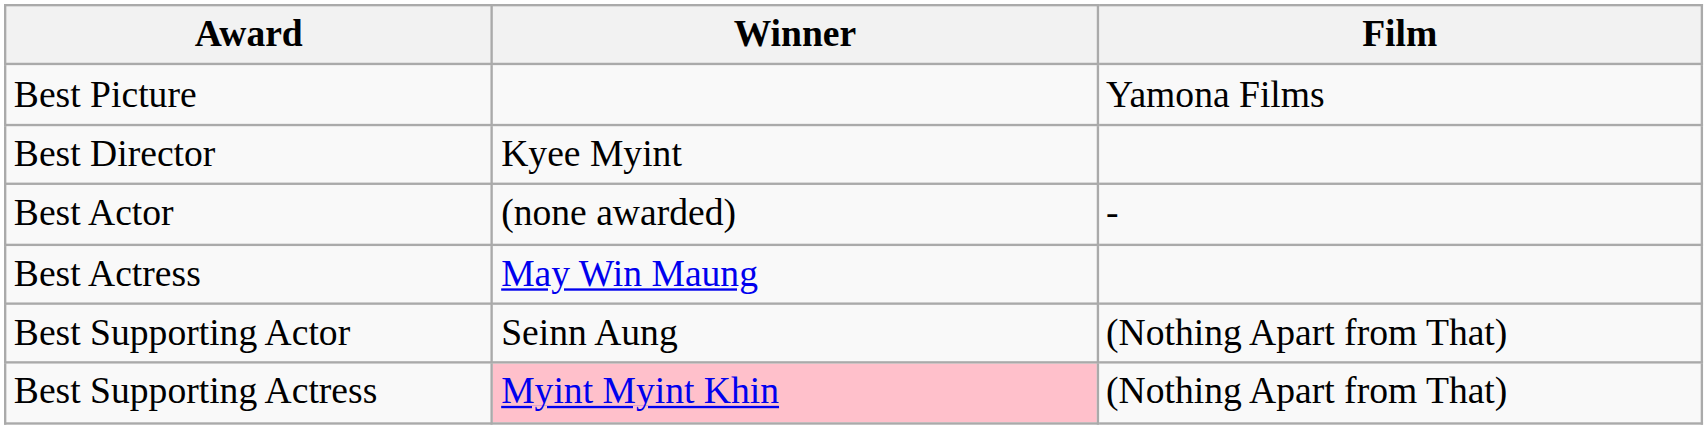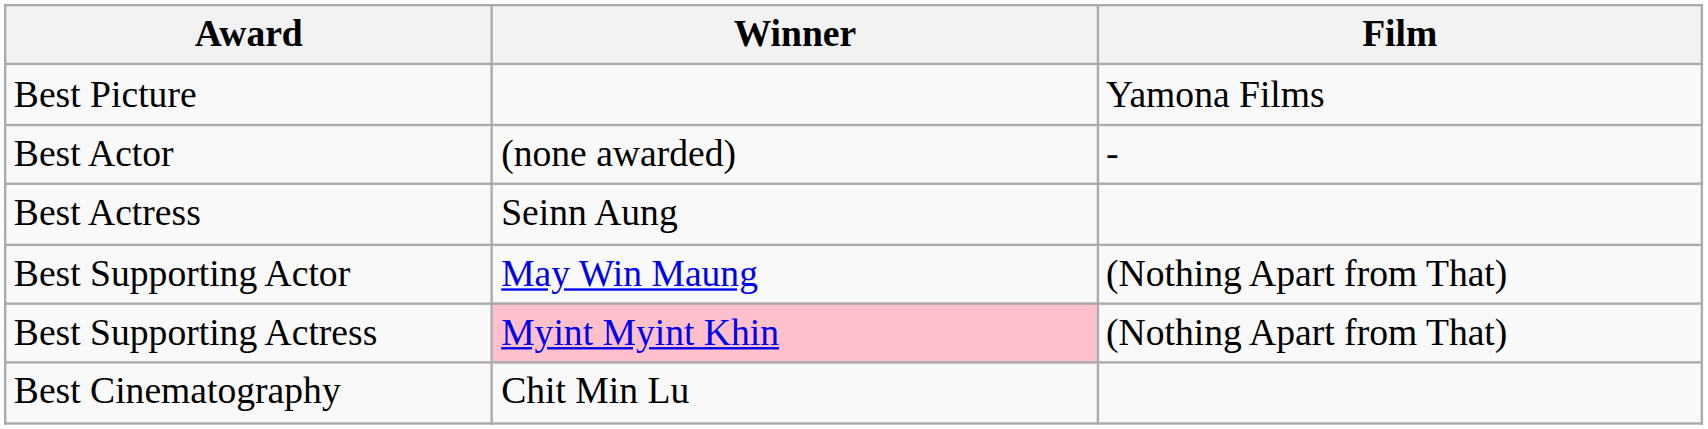- row: (115, 153)
(630, 272) May Win Maung -> (589, 213) Seinn Aung
(589, 332) Seinn Aung -> (630, 272) May Win Maung
+ row: (177, 392)
